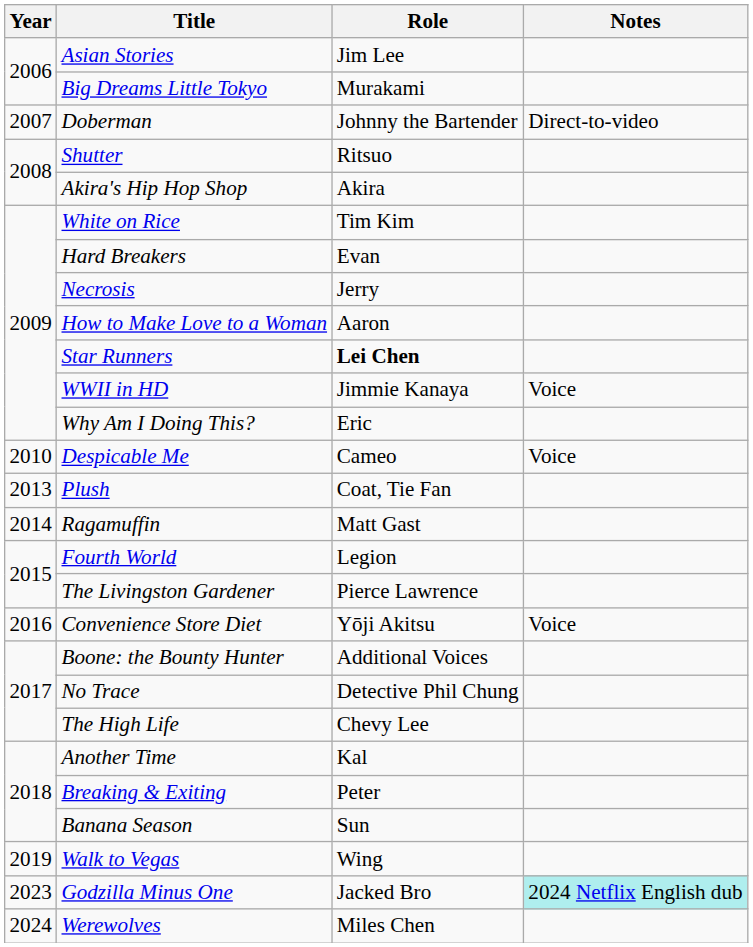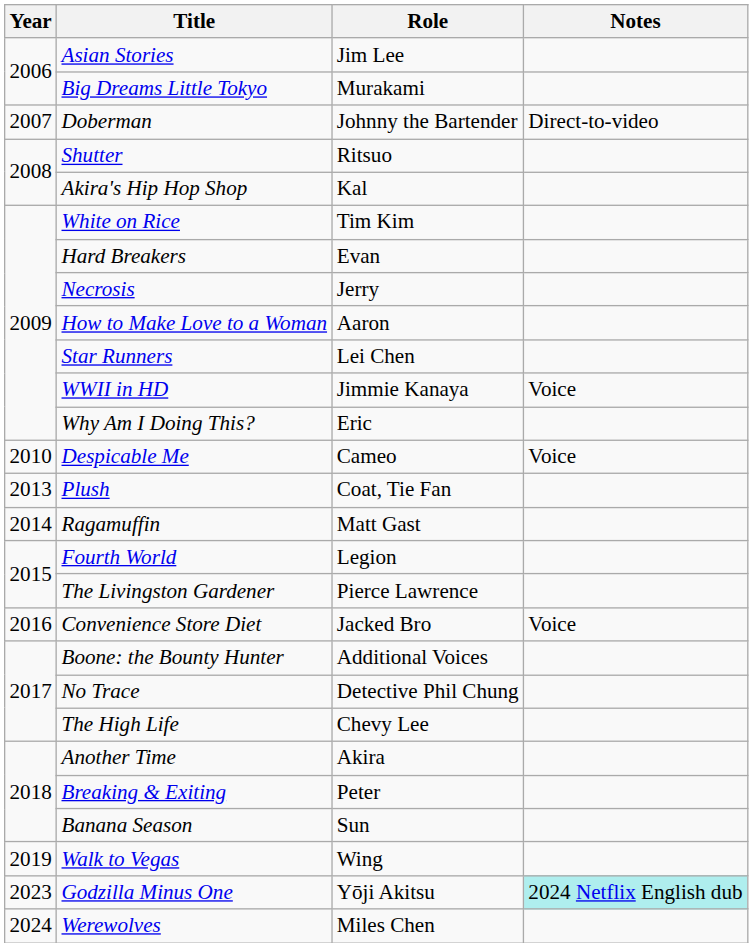(361, 188) Akira -> (352, 188) Kal
(378, 356) bold -> (376, 356) normal
(386, 624) Yōji Akitsu -> (384, 624) Jacked Bro
(352, 758) Kal -> (361, 758) Akira
(384, 892) Jacked Bro -> (386, 892) Yōji Akitsu
